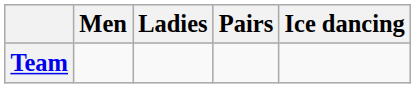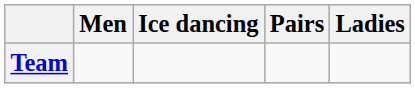columns swapped: (173, 23) <-> (345, 23)
